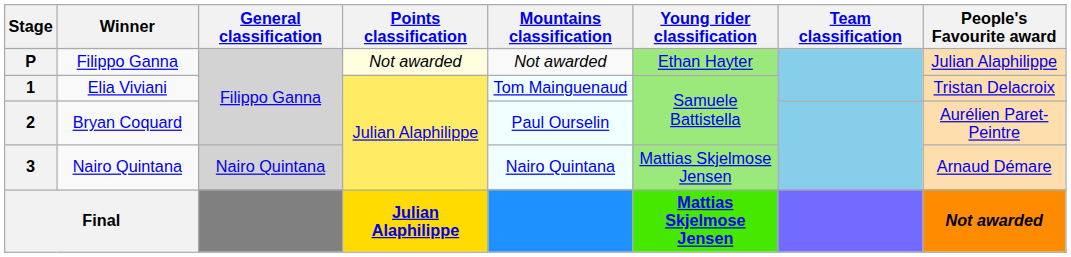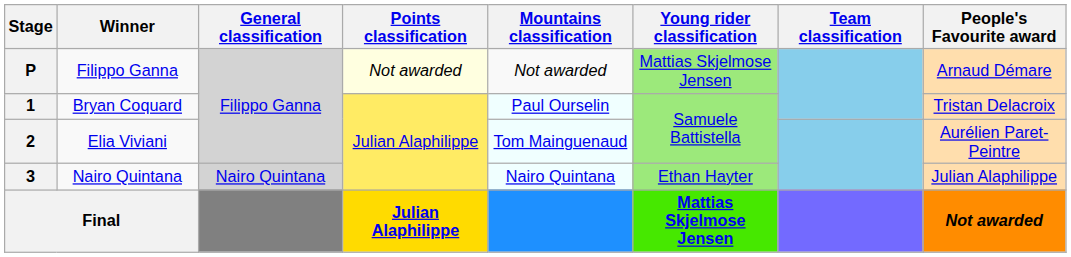(705, 62) Ethan Hayter -> (705, 71) Mattias Skjelmose Jensen
(994, 62) Julian Alaphilippe -> (994, 71) Arnaud Démare
(127, 88) Elia Viviani -> (127, 107) Bryan Coquard
(560, 88) Tom Mainguenaud -> (560, 107) Paul Ourselin
(127, 123) Bryan Coquard -> (127, 142) Elia Viviani
(560, 123) Paul Ourselin -> (560, 142) Tom Mainguenaud
(705, 168) Mattias Skjelmose Jensen -> (705, 177) Ethan Hayter
(994, 168) Arnaud Démare -> (994, 177) Julian Alaphilippe
